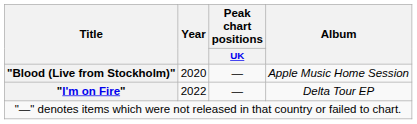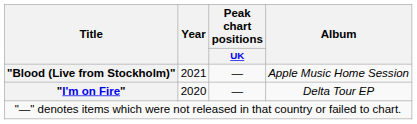(194, 73) 2020 -> (194, 73) 2021
(194, 91) 2022 -> (194, 91) 2020
